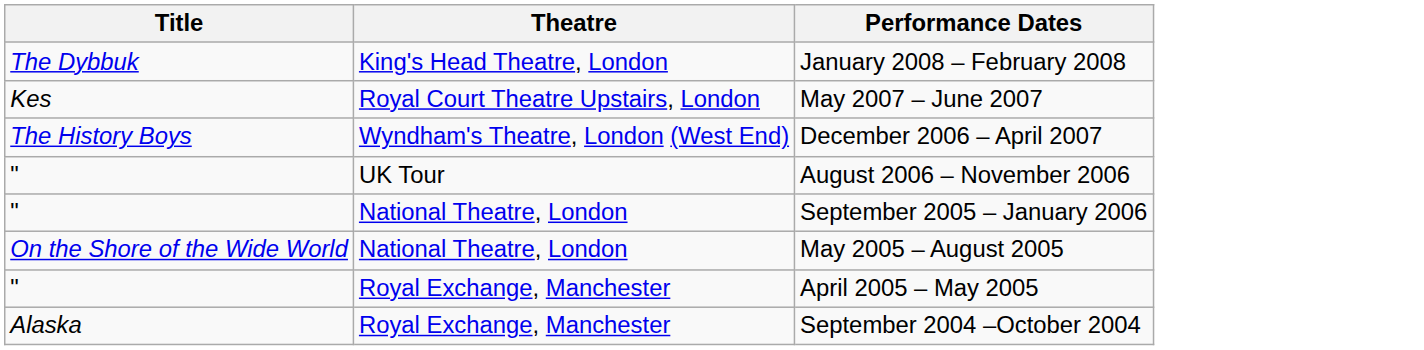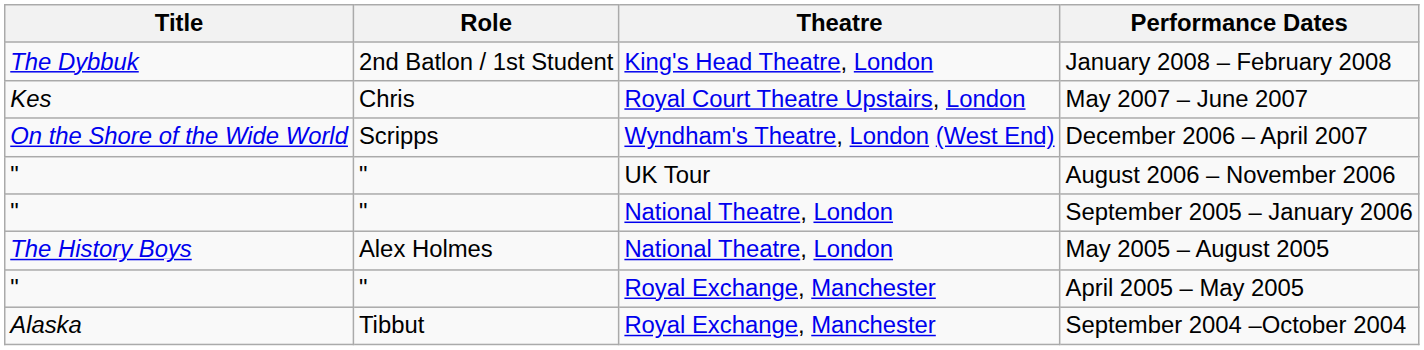+ column: (486, 23)
(101, 136) The History Boys -> (179, 136) On the Shore of the Wide World
(179, 250) On the Shore of the Wide World -> (101, 250) The History Boys
